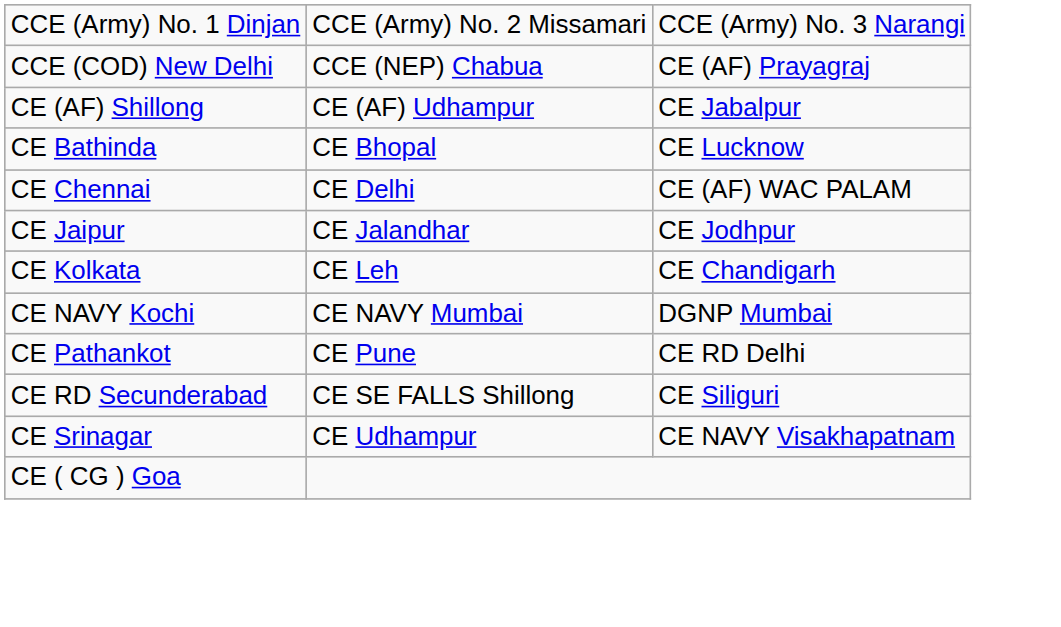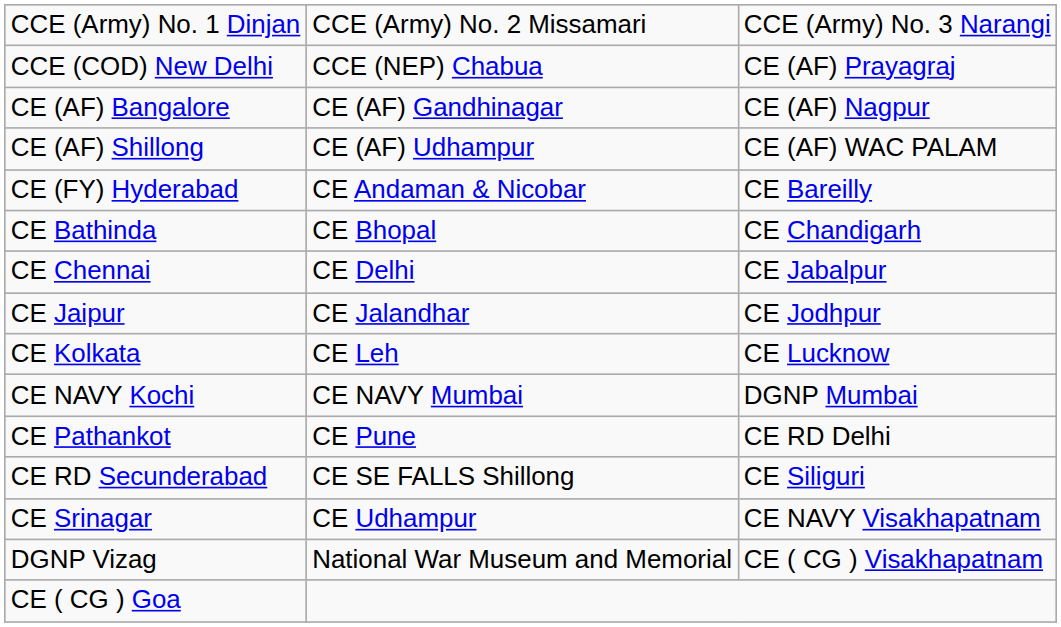+ row: (120, 107)
(730, 107) CE Jabalpur -> (871, 148) CE (AF) WAC PALAM
+ row: (125, 189)
(731, 148) CE Lucknow -> (832, 230) CE Chandigarh
(785, 189) CE (AF) WAC PALAM -> (815, 271) CE Jabalpur
(747, 271) CE Chandigarh -> (817, 353) CE Lucknow
+ row: (84, 559)
